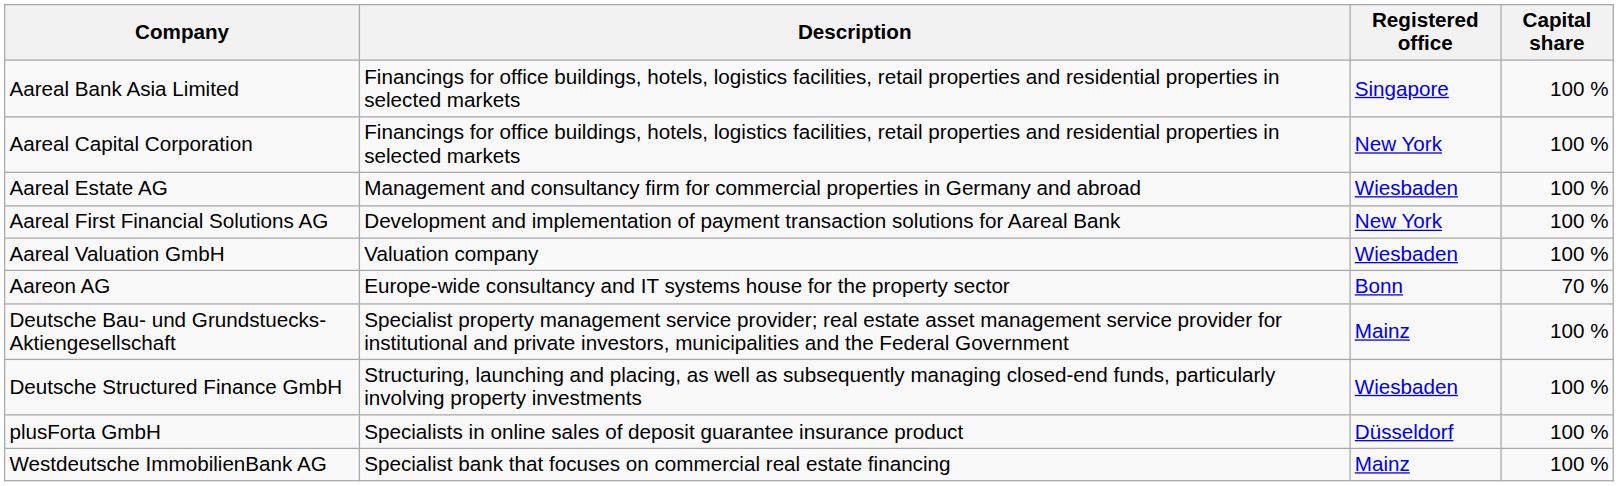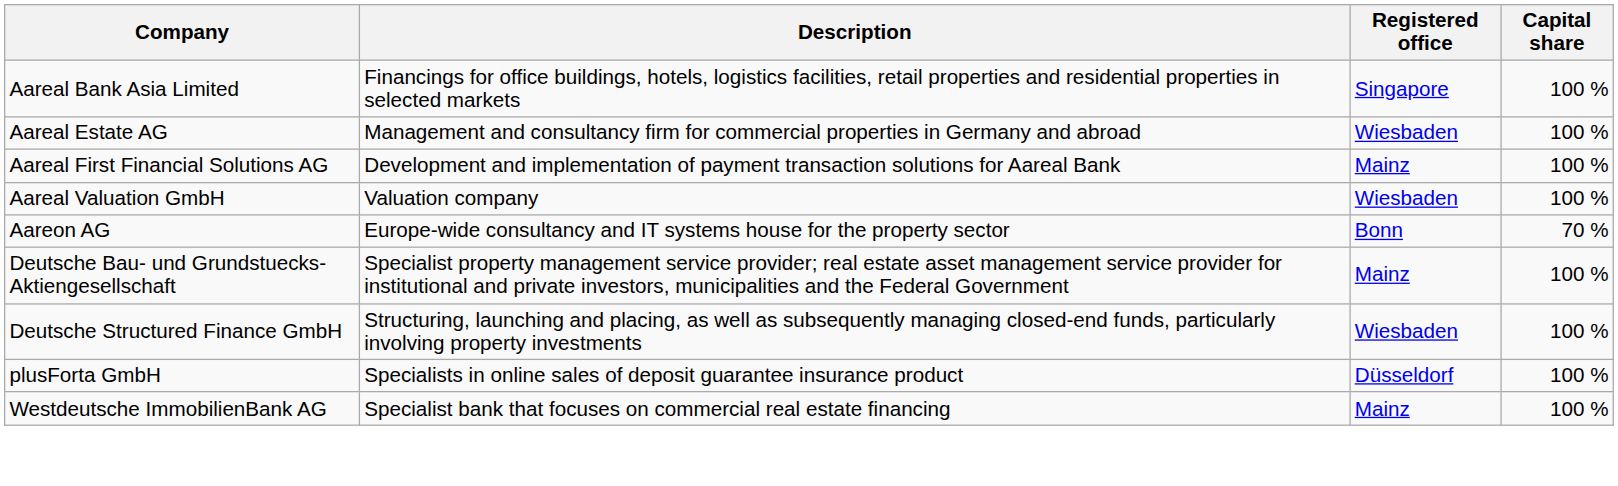- row: (131, 144)
(1398, 221) New York -> (1382, 165) Mainz
